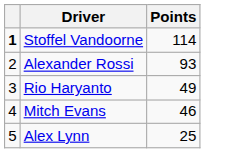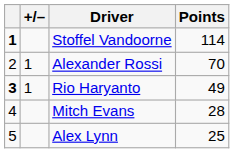+ column: (34, 16)
(188, 64) 93 -> (216, 64) 70
(12, 87) normal -> (12, 87) bold
(188, 111) 46 -> (216, 111) 28
